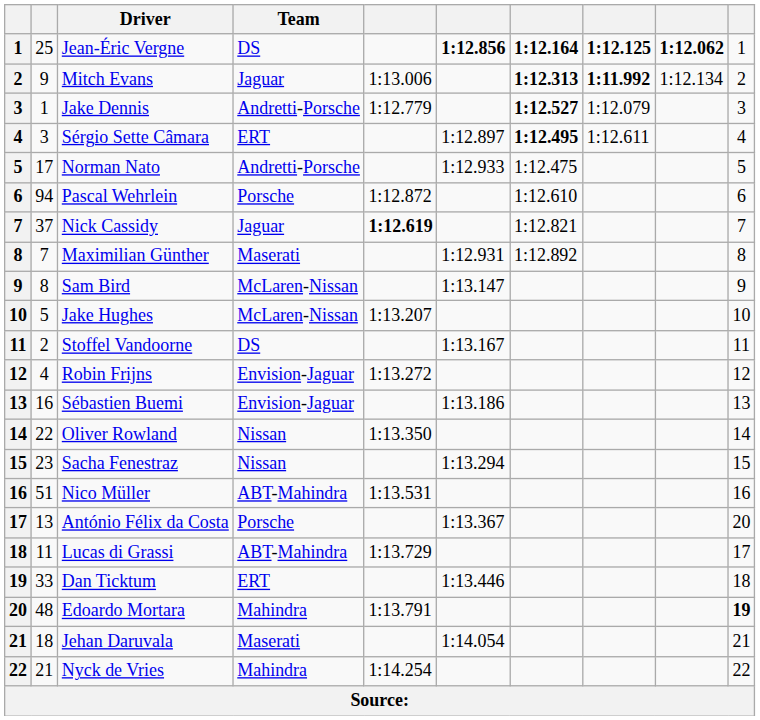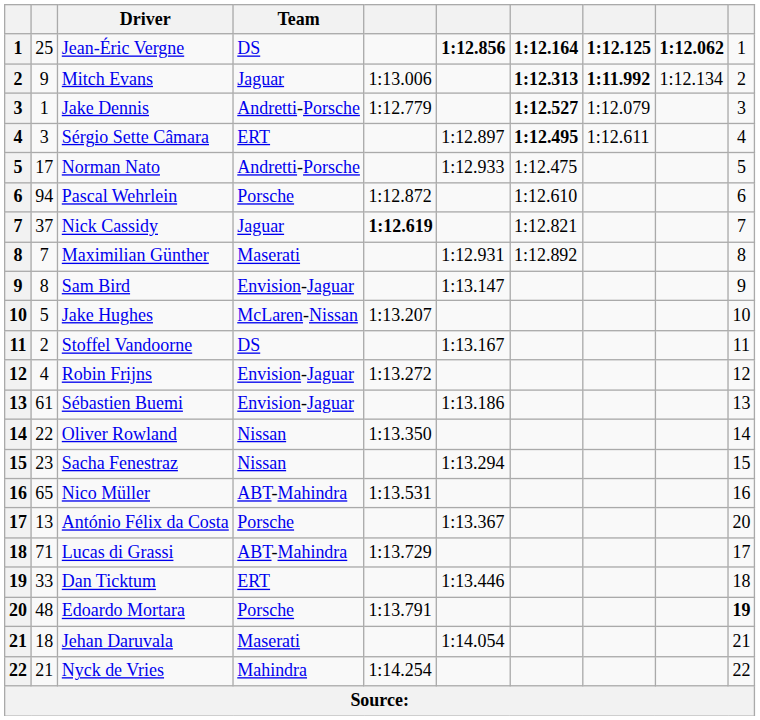(298, 285) McLaren-Nissan -> (296, 285) Envision-Jaguar
(44, 403) 16 -> (44, 403) 61
(44, 492) 51 -> (44, 492) 65
(44, 552) 11 -> (44, 552) 71
(272, 611) Mahindra -> (266, 611) Porsche
